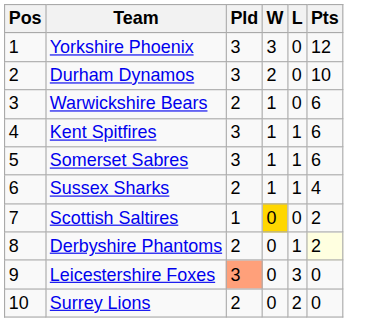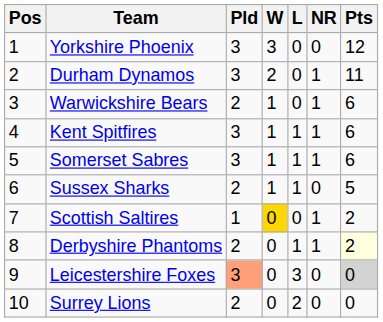+ column: (324, 18)
(321, 75) 10 -> (354, 75) 11
(316, 189) 4 -> (350, 189) 5
(316, 274) no background -> (350, 274) lightgrey background
